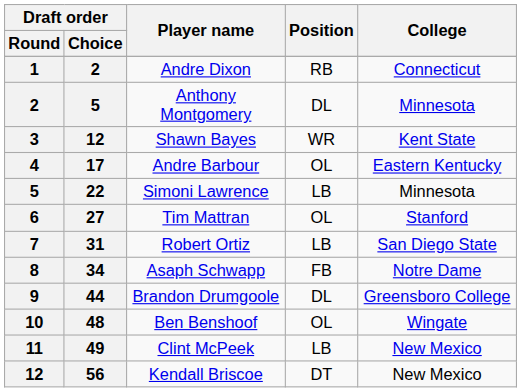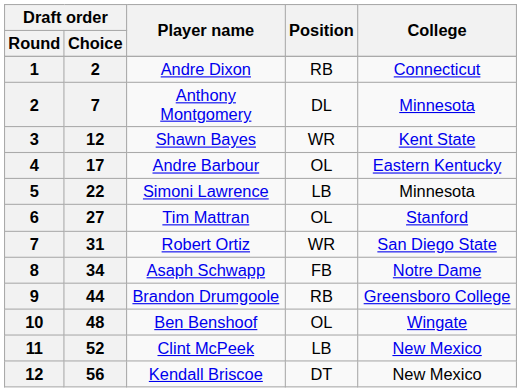(95, 105) 5 -> (95, 105) 7
(321, 244) LB -> (321, 244) WR
(321, 296) DL -> (321, 296) RB
(95, 348) 49 -> (95, 348) 52
